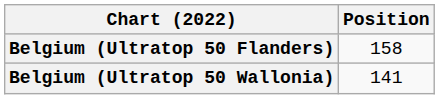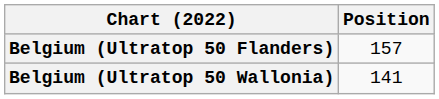(386, 49) 158 -> (386, 49) 157
